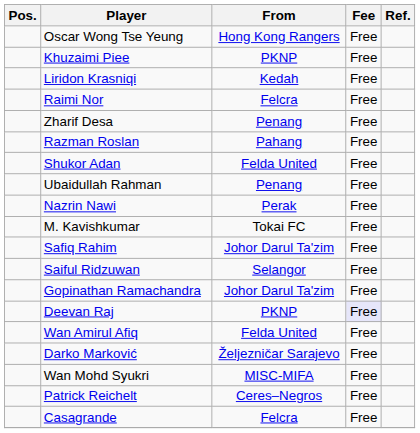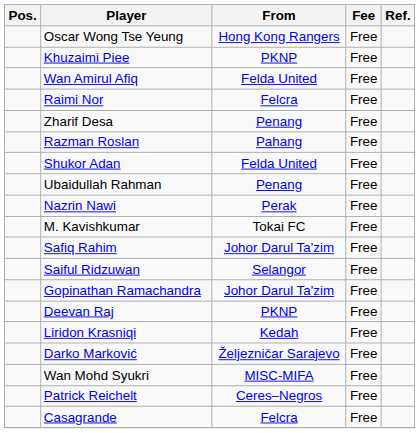rows swapped: (91, 333) <-> (90, 79)
(364, 312) lavender background -> (364, 312) no background
